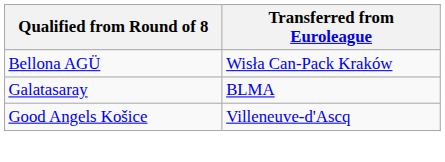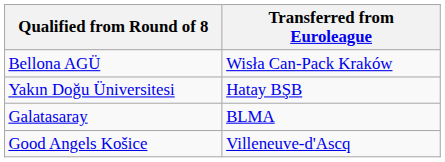+ row: (92, 90)
